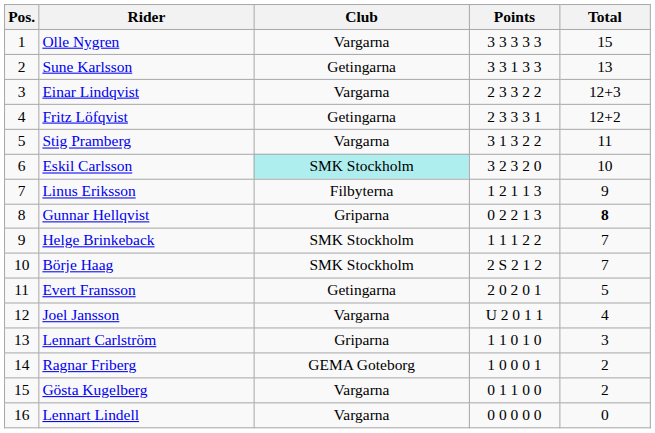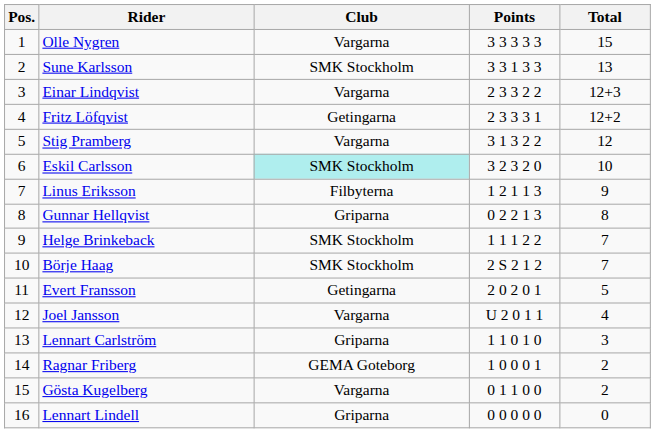(362, 66) Getingarna -> (362, 66) SMK Stockholm
(605, 141) 11 -> (605, 141) 12
(605, 215) bold -> (605, 215) normal
(362, 415) Vargarna -> (362, 415) Griparna
